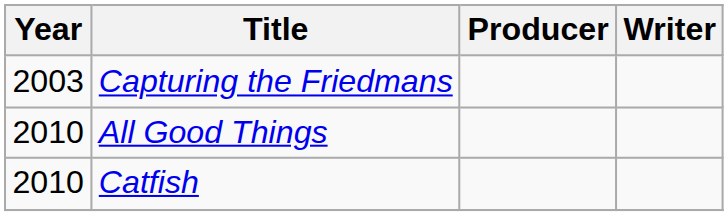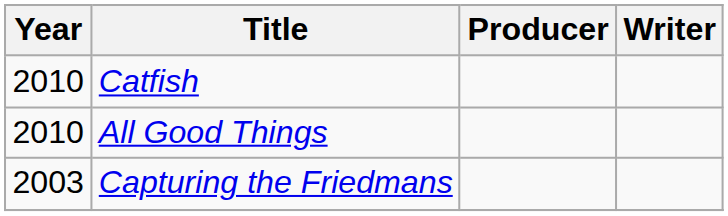rows swapped: (276, 81) <-> (149, 183)
